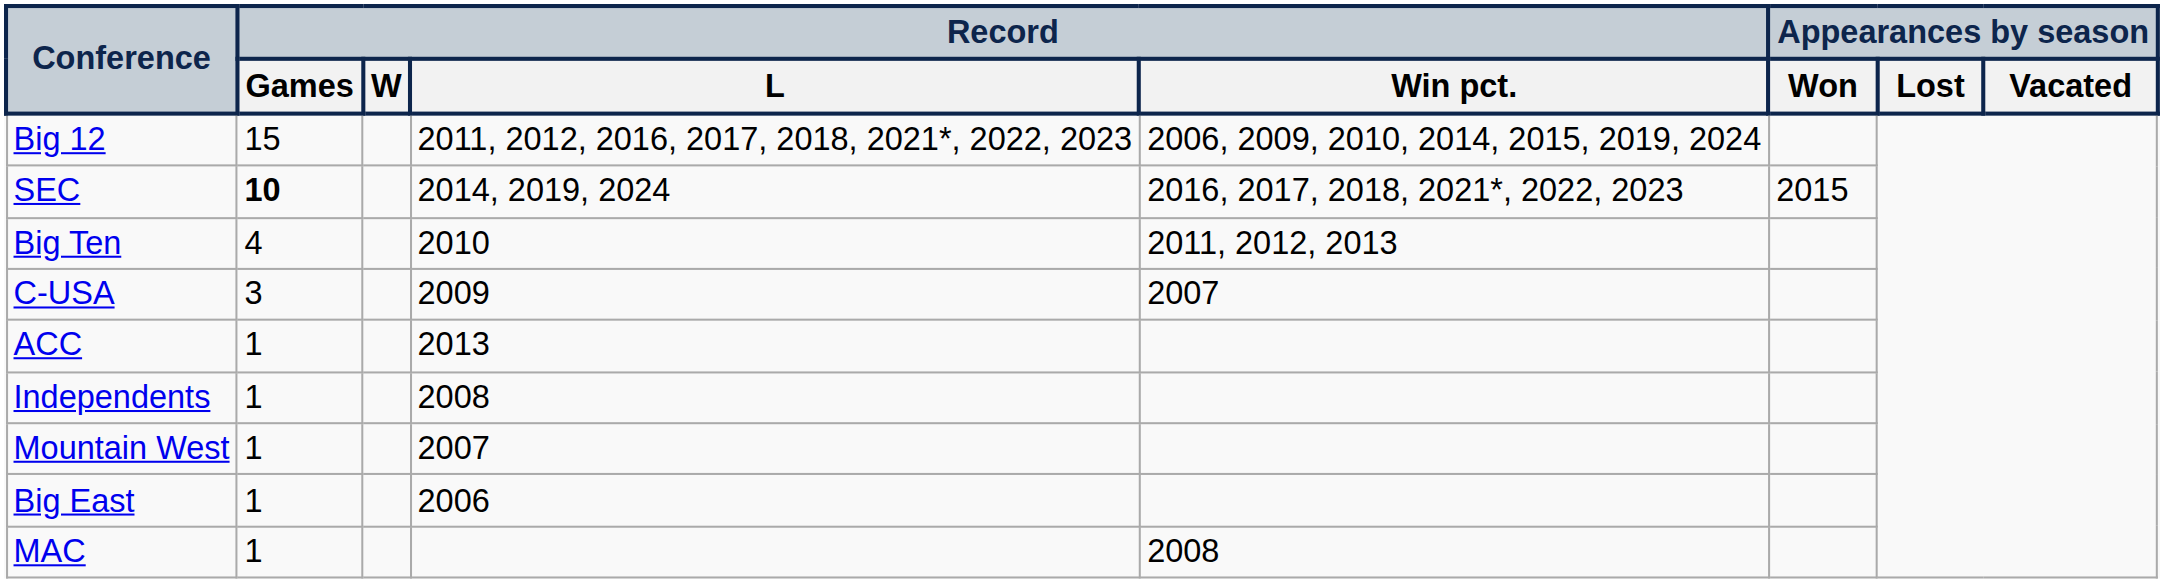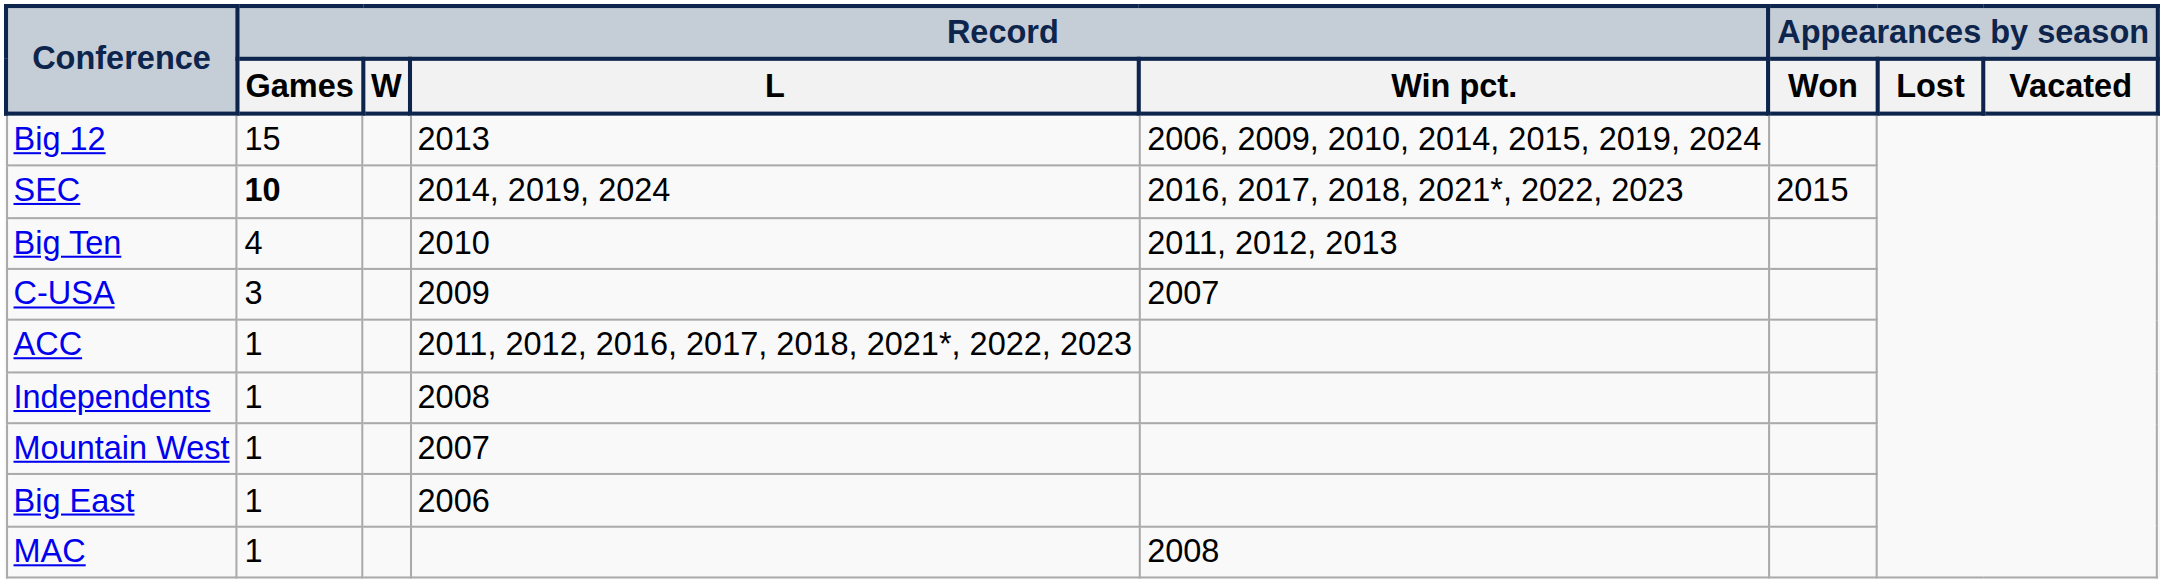(775, 139) 2011, 2012, 2016, 2017, 2018, 2021*, 2022, 2023 -> (454, 139) 2013
(454, 345) 2013 -> (775, 345) 2011, 2012, 2016, 2017, 2018, 2021*, 2022, 2023
